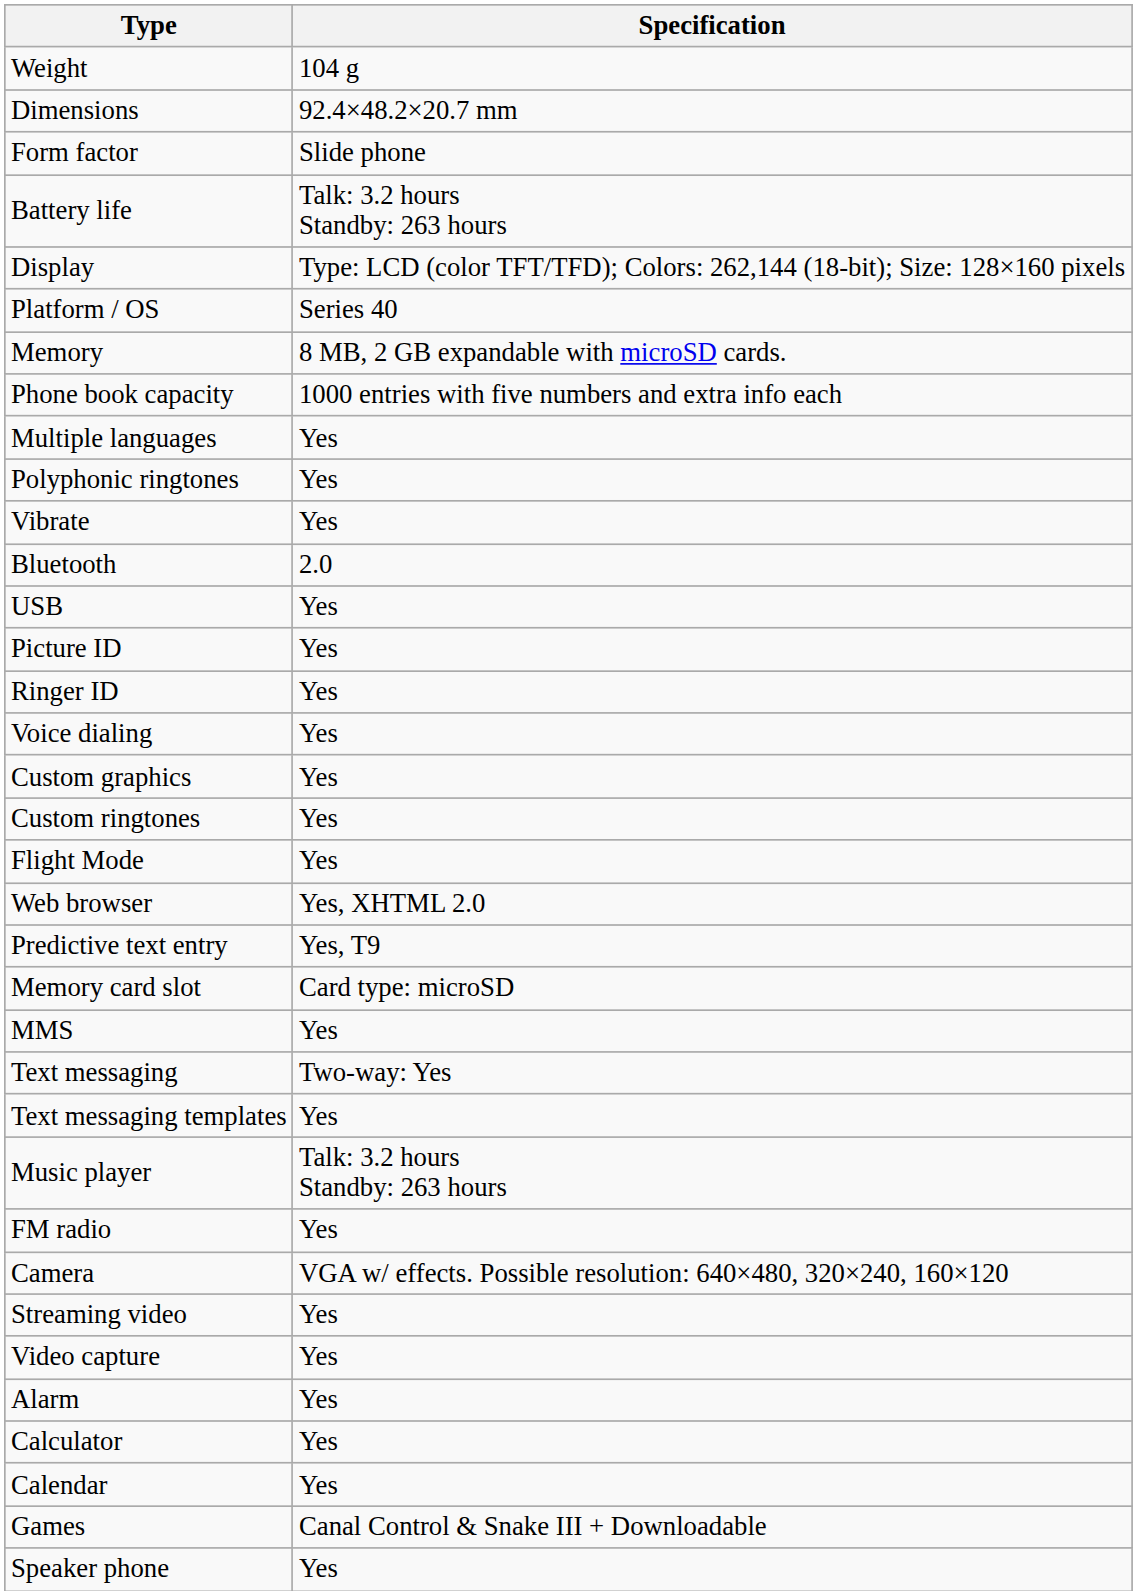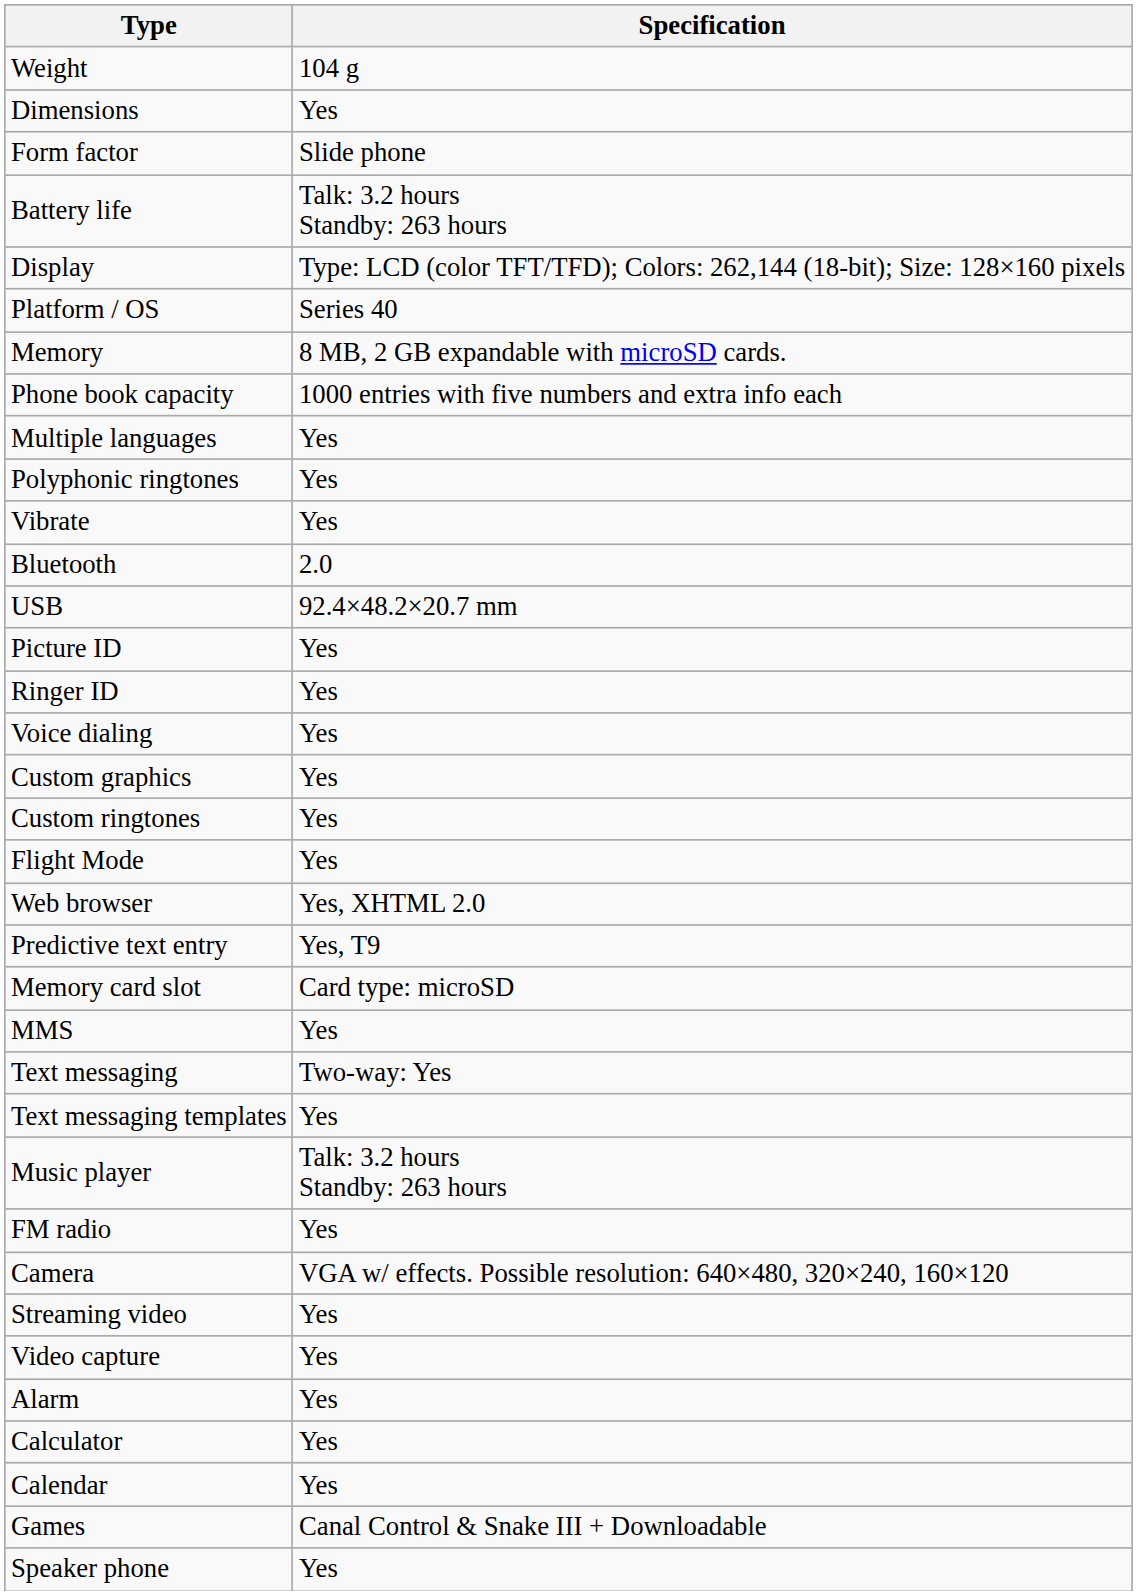(408, 110) 92.4×48.2×20.7 mm -> (318, 110) Yes
(318, 606) Yes -> (408, 606) 92.4×48.2×20.7 mm
